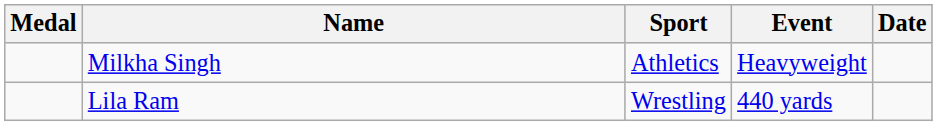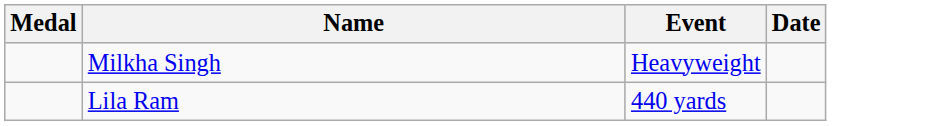- column: (678, 23)
